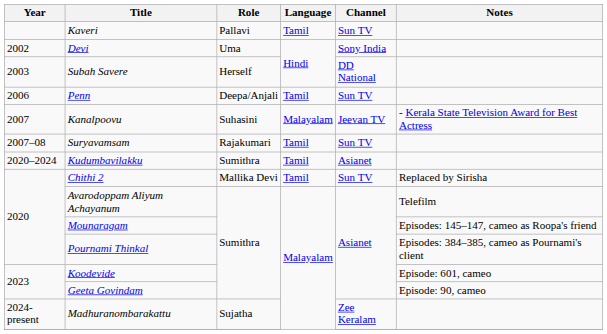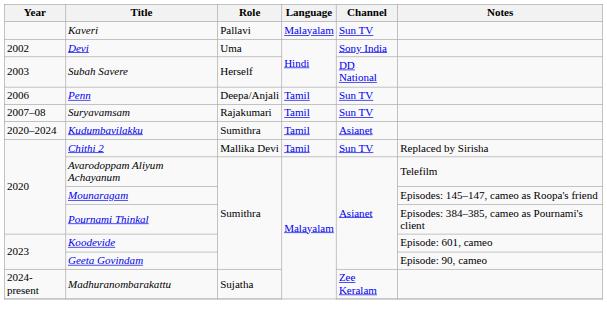(296, 30) Tamil -> (309, 30) Malayalam
- row: (95, 119)
